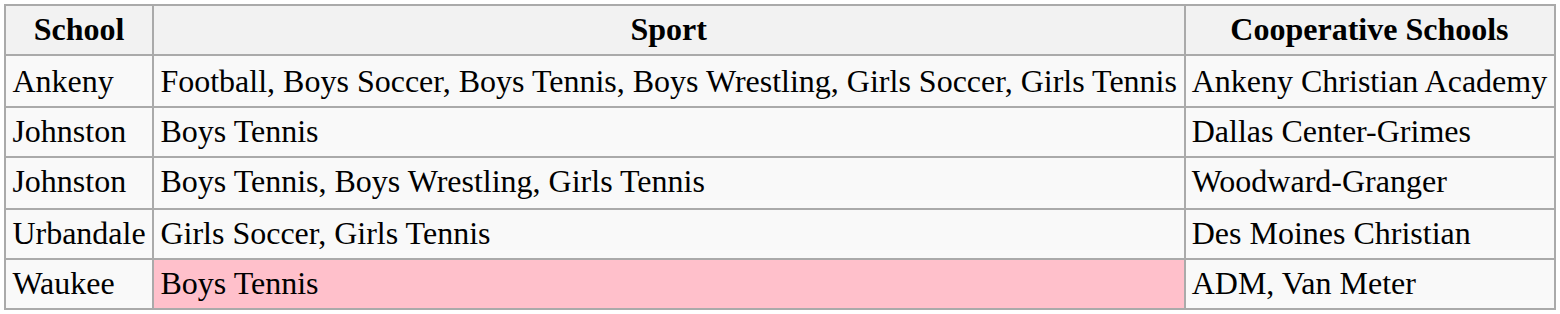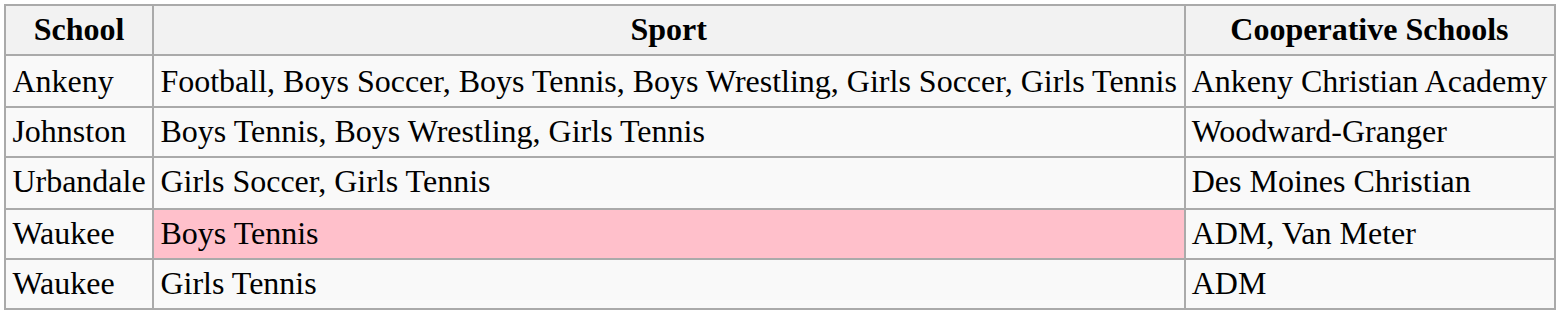- row: (1331, 131)
+ row: (1229, 283)
